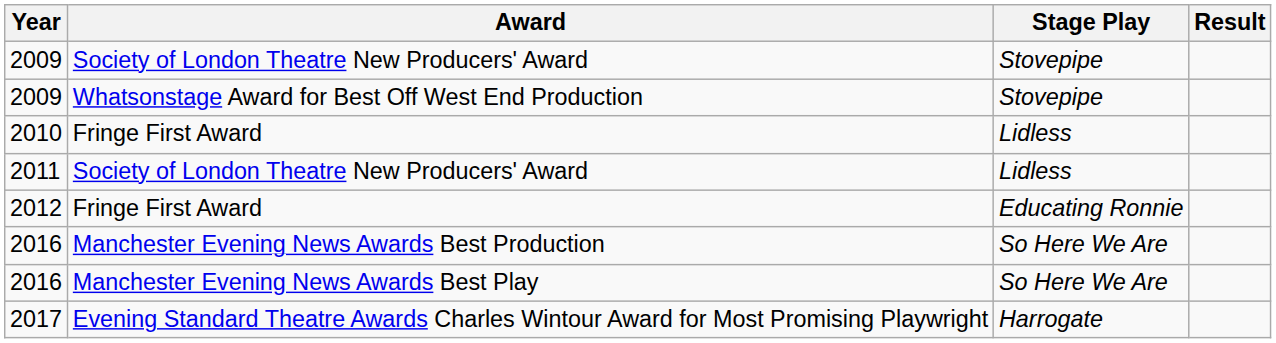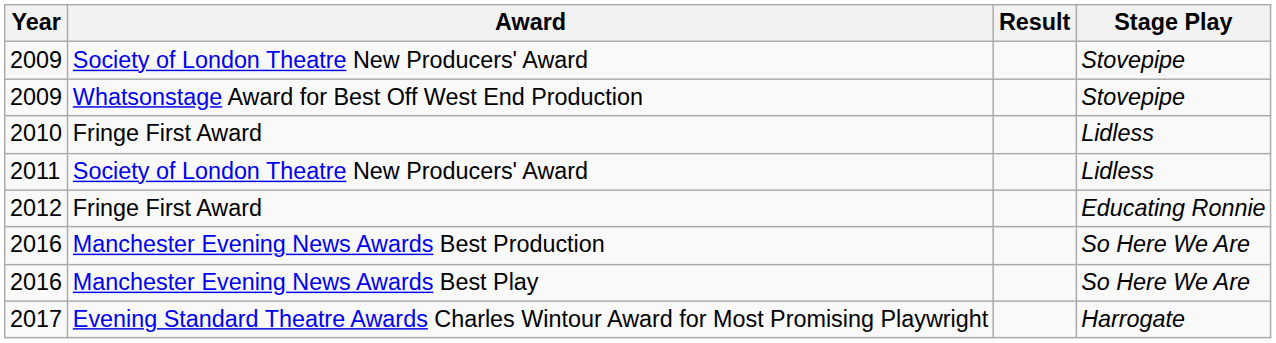columns swapped: (1091, 23) <-> (1230, 23)
